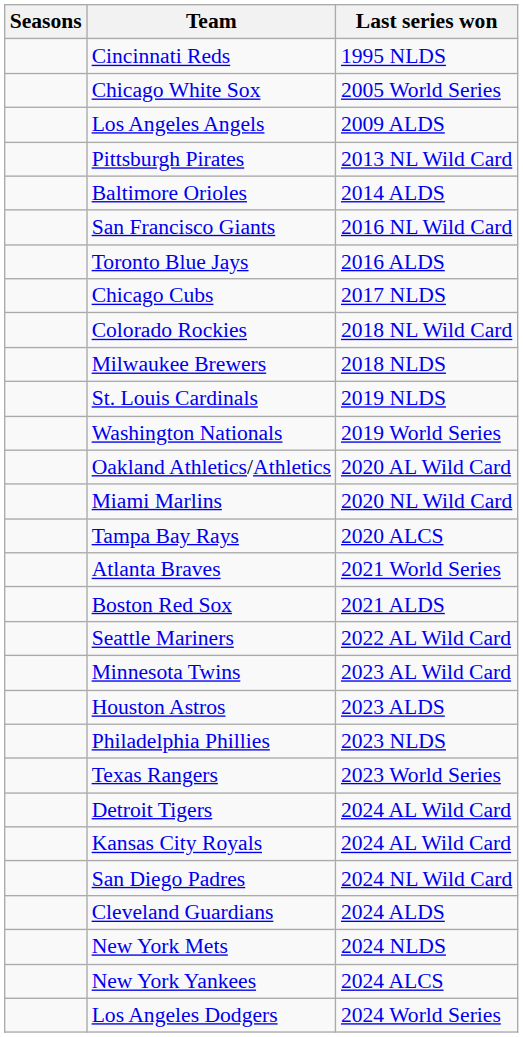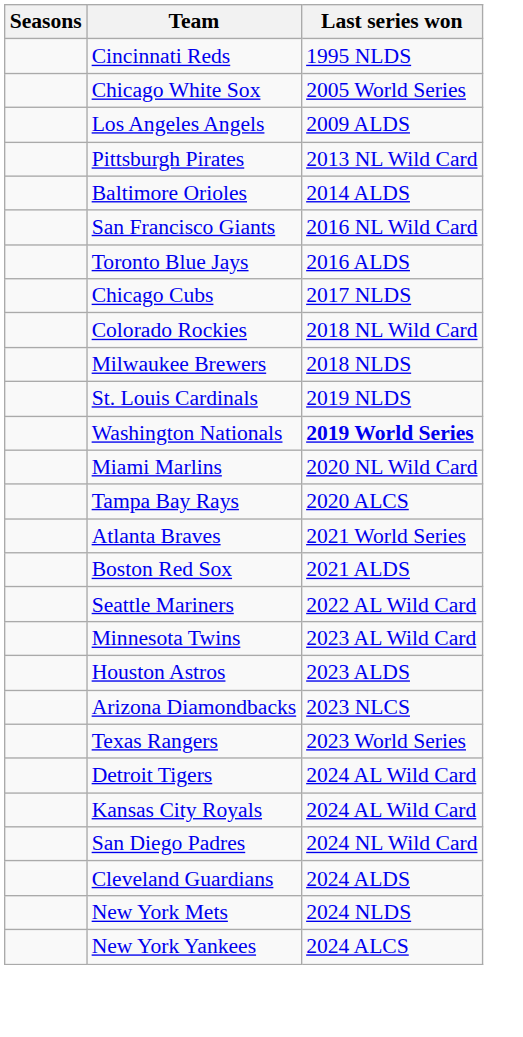(421, 432) normal -> (390, 432) bold
- row: (211, 466)
- row: (181, 741)
+ row: (194, 706)
- row: (185, 1015)
